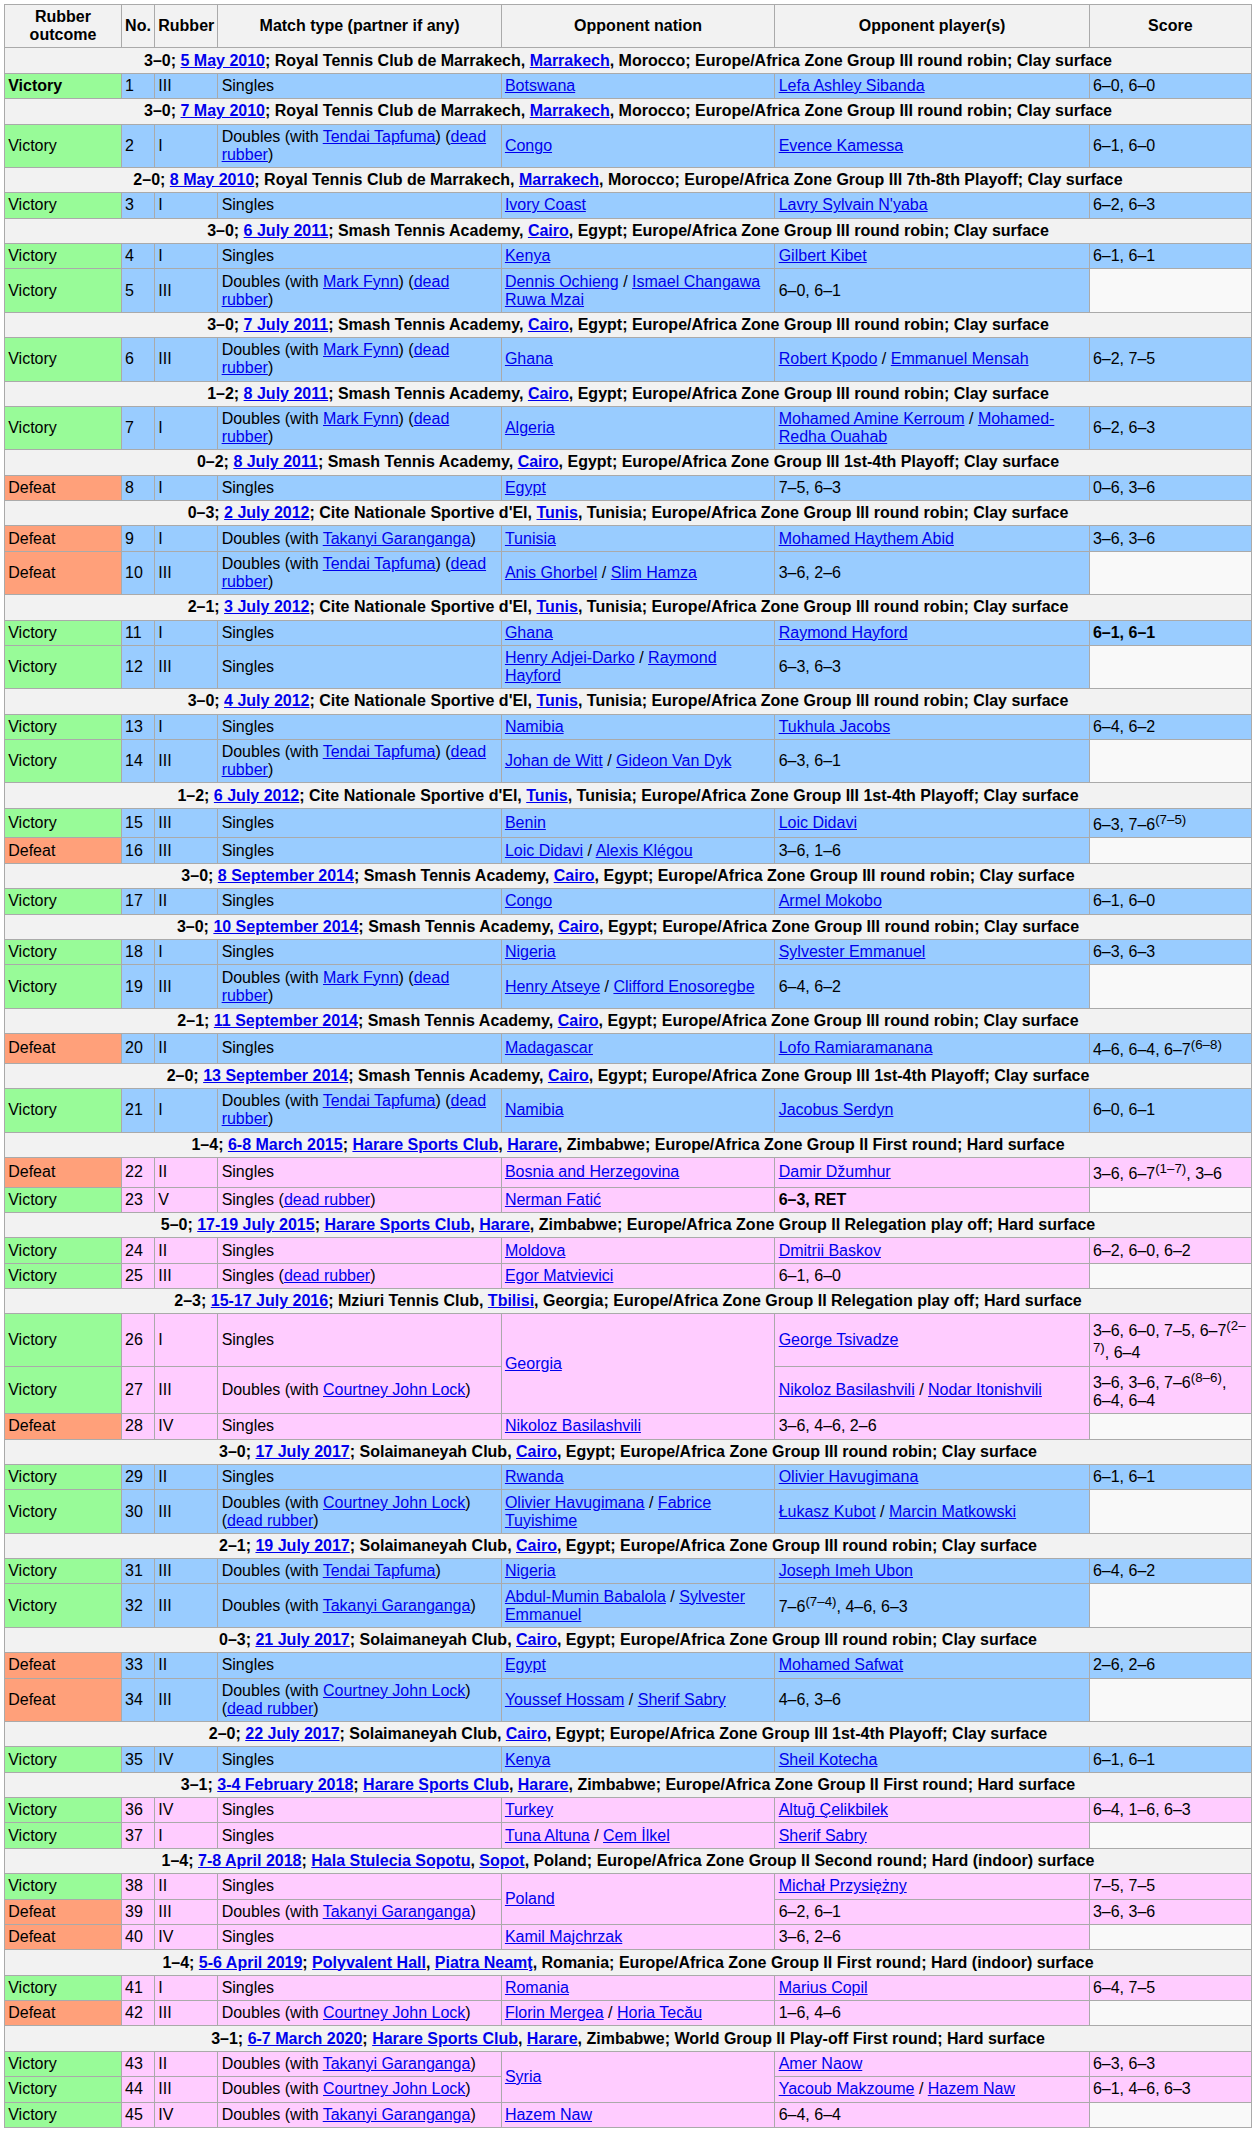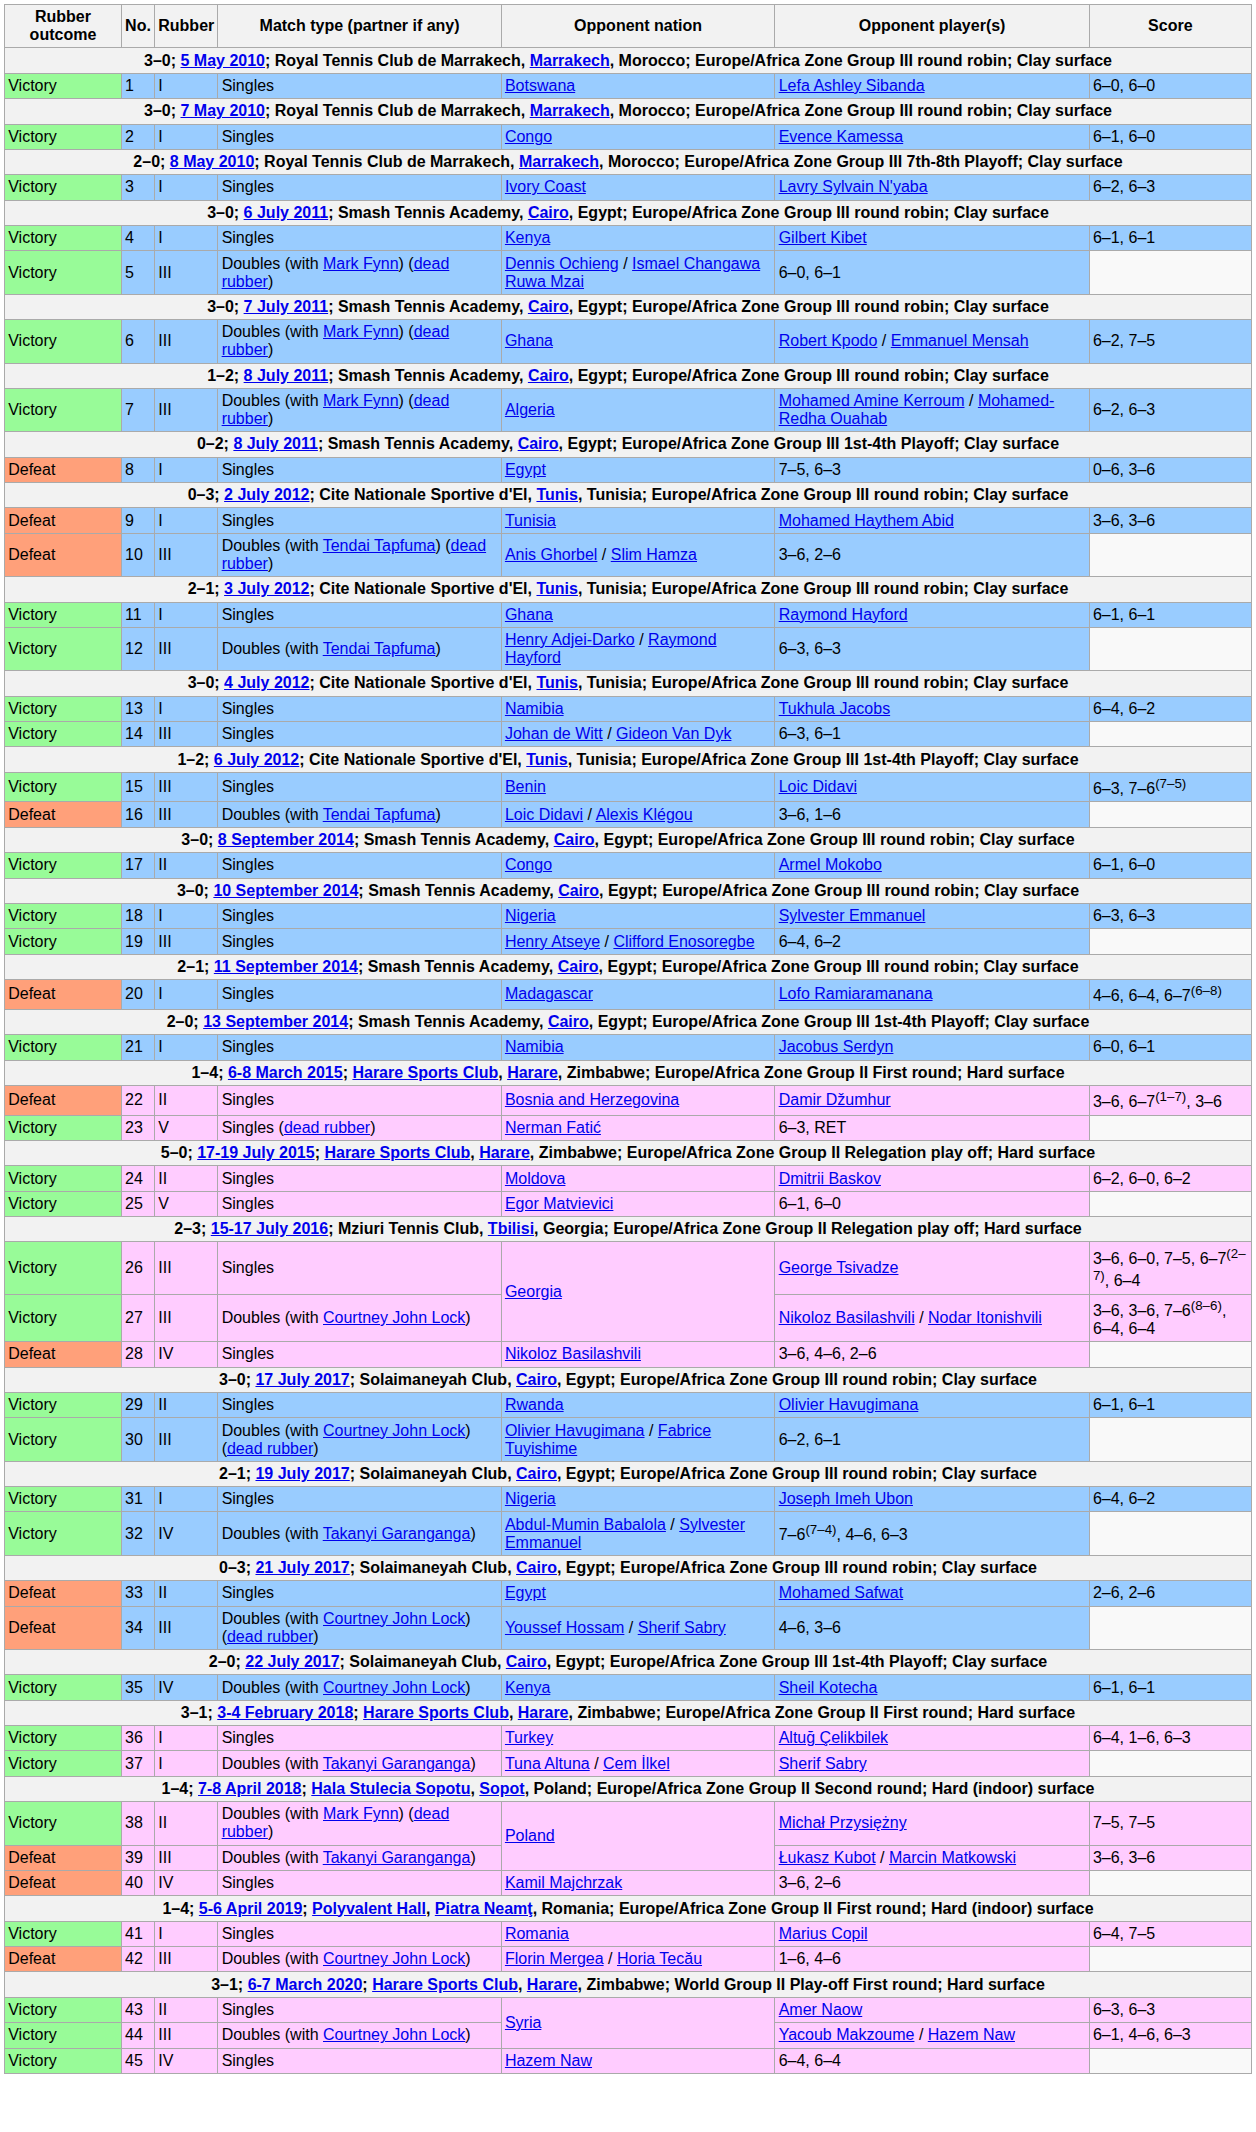(35, 85) bold -> (32, 85) normal
(165, 85) III -> (160, 85) I
(354, 145) Doubles (with Tendai Tapfuma) (dead rubber) -> (248, 136) Singles
(160, 428) I -> (165, 410) III
(349, 538) Doubles (with Takanyi Garanganga) -> (248, 520) Singles
(1124, 632) bold -> (1124, 614) normal
(248, 667) Singles -> (331, 649) Doubles (with Tendai Tapfuma)
(354, 761) Doubles (with Tendai Tapfuma) (dead rubber) -> (248, 734) Singles
(248, 850) Singles -> (331, 814) Doubles (with Tendai Tapfuma)
(335, 986) Doubles (with Mark Fynn) (dead rubber) -> (248, 941) Singles
(163, 1048) II -> (160, 994) I
(354, 1110) Doubles (with Tendai Tapfuma) (dead rubber) -> (248, 1047) Singles
(812, 1199) bold -> (812, 1127) normal
(165, 1275) III -> (164, 1203) V
(299, 1275) Singles (dead rubber) -> (248, 1203) Singles
(160, 1340) I -> (165, 1268) III
(897, 1511) Łukasz Kubot / Marcin Matkowski -> (810, 1439) 6–2, 6–1
(165, 1571) III -> (160, 1499) I
(331, 1571) Doubles (with Tendai Tapfuma) -> (248, 1499) Singles
(165, 1605) III -> (166, 1533) IV
(248, 1759) Singles -> (346, 1687) Doubles (with Courtney John Lock)
(166, 1810) IV -> (160, 1738) I
(248, 1835) Singles -> (349, 1763) Doubles (with Takanyi Garanganga)
(248, 1886) Singles -> (335, 1823) Doubles (with Mark Fynn) (dead rubber)
(810, 1911) 6–2, 6–1 -> (897, 1857) Łukasz Kubot / Marcin Matkowski
(349, 2064) Doubles (with Takanyi Garanganga) -> (248, 2010) Singles
(349, 2114) Doubles (with Takanyi Garanganga) -> (248, 2060) Singles
